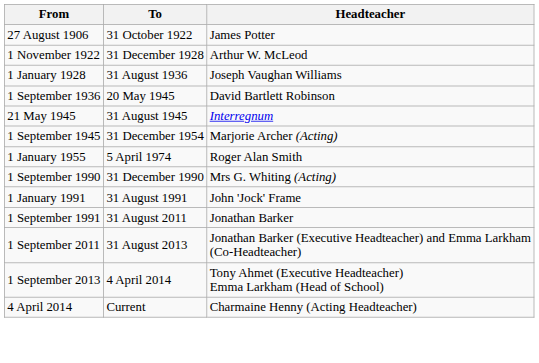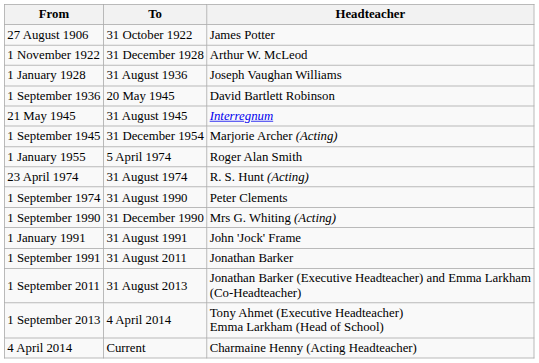+ row: (43, 177)
+ row: (54, 197)
